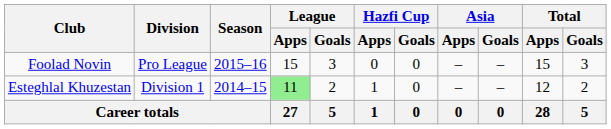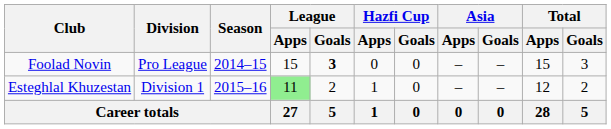(240, 64) 2015–16 -> (240, 64) 2014–15
(332, 64) normal -> (332, 64) bold
(240, 87) 2014–15 -> (240, 87) 2015–16
